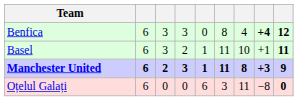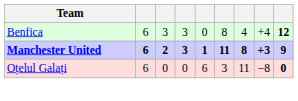(264, 31) bold -> (264, 31) normal
- row: (20, 50)
